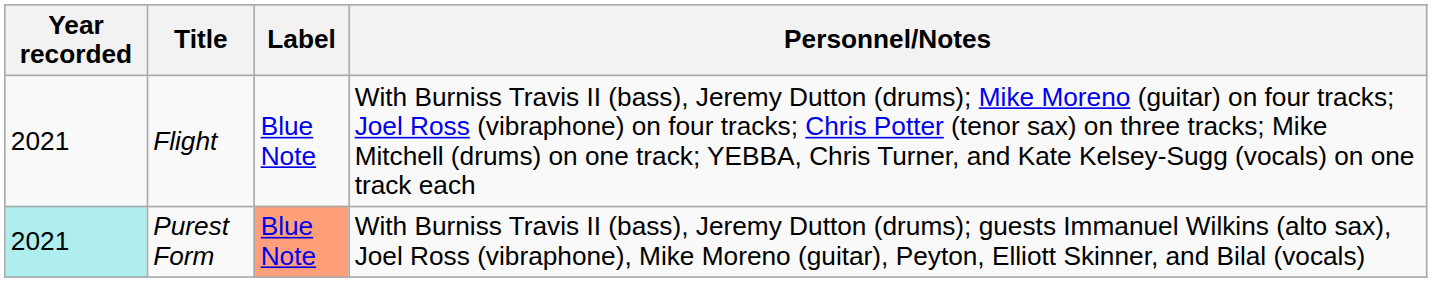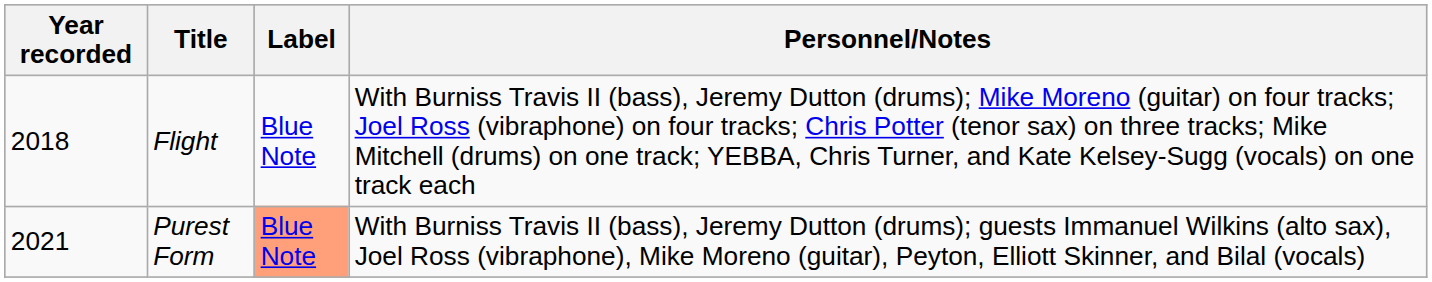(40, 140) 2021 -> (40, 140) 2018
(40, 241) paleturquoise background -> (40, 241) no background
